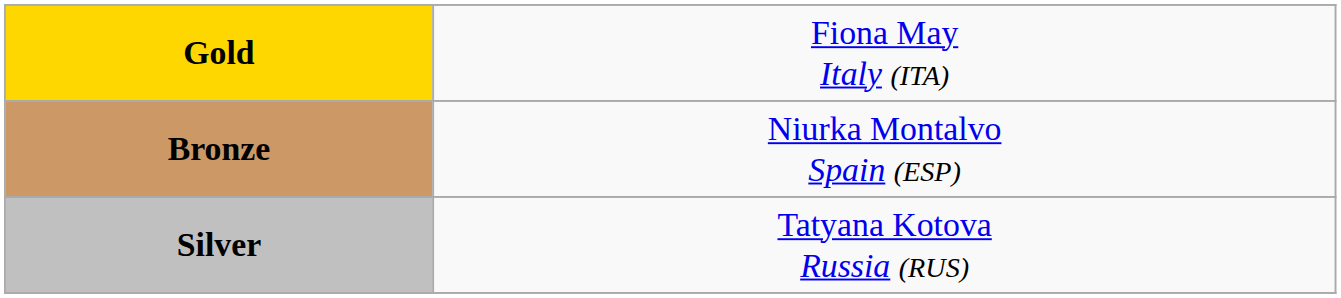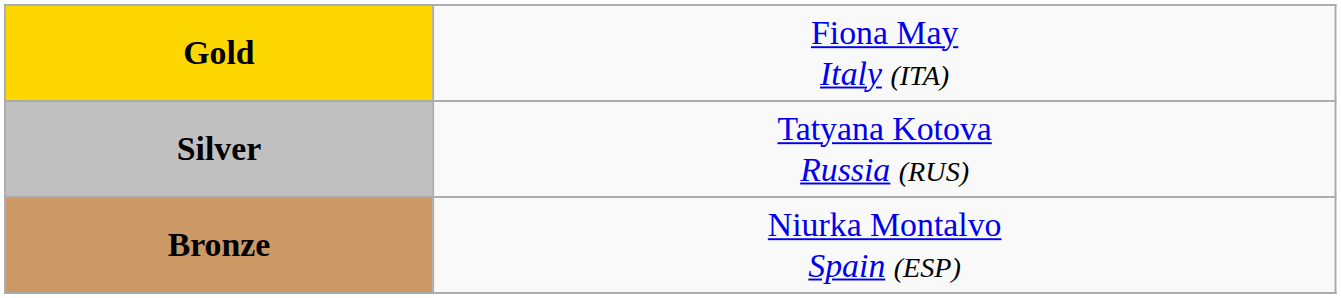rows swapped: (219, 244) <-> (219, 148)
